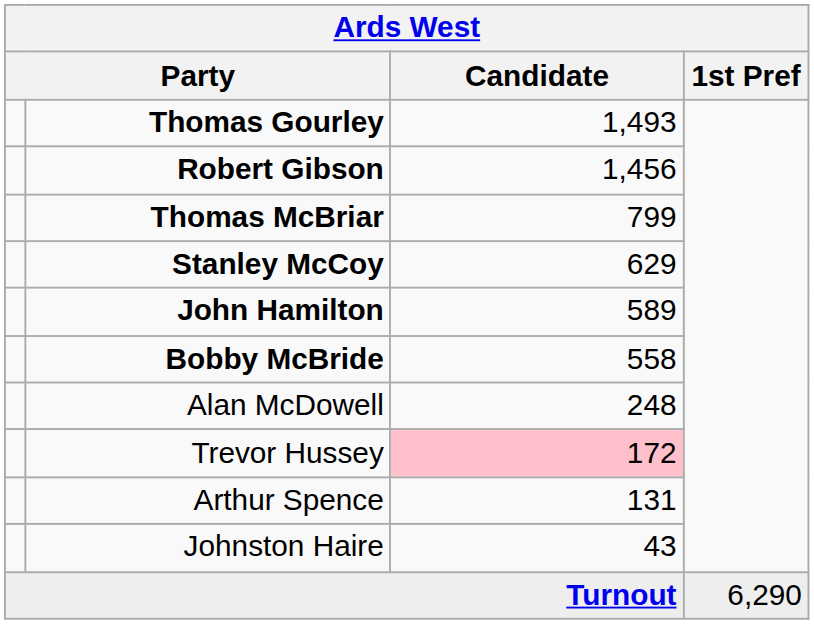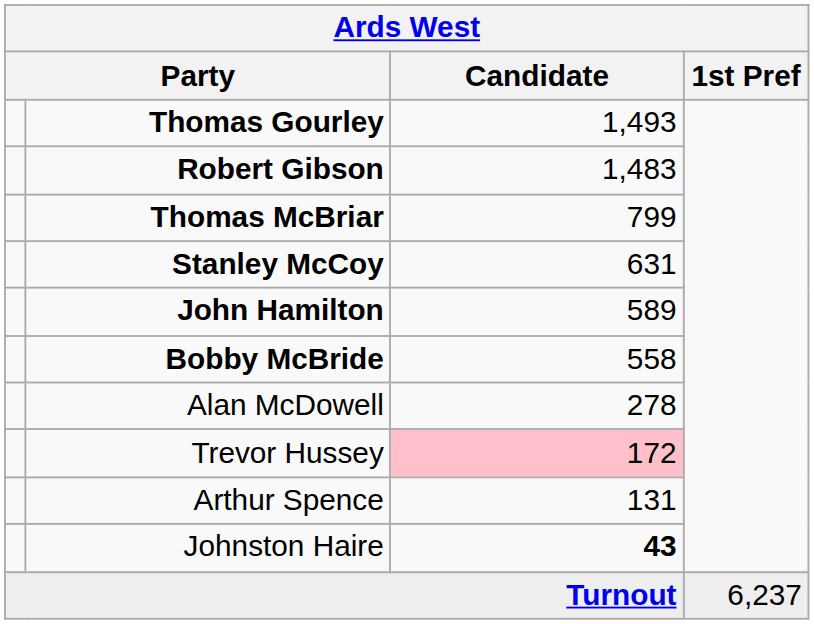(639, 169) 1,456 -> (639, 169) 1,483
(652, 264) 629 -> (652, 264) 631
(652, 405) 248 -> (652, 405) 278
(660, 547) normal -> (660, 547) bold
(765, 594) 6,290 -> (765, 594) 6,237
